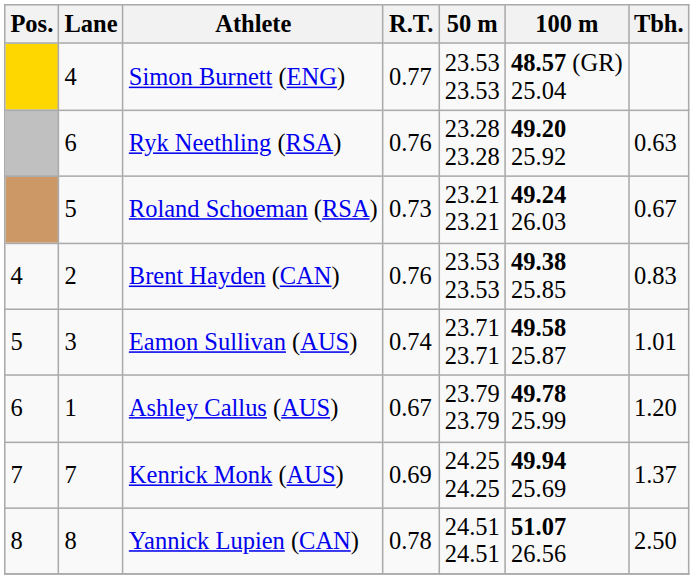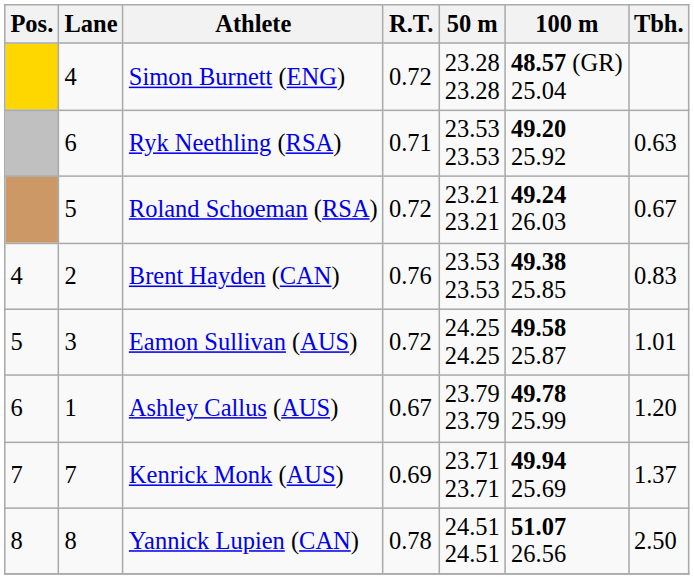(410, 76) 0.77 -> (410, 76) 0.72
(472, 76) 23.53 23.53 -> (472, 76) 23.28 23.28
(410, 142) 0.76 -> (410, 142) 0.71
(472, 142) 23.28 23.28 -> (472, 142) 23.53 23.53
(410, 209) 0.73 -> (410, 209) 0.72
(410, 341) 0.74 -> (410, 341) 0.72
(472, 341) 23.71 23.71 -> (472, 341) 24.25 24.25
(472, 474) 24.25 24.25 -> (472, 474) 23.71 23.71
